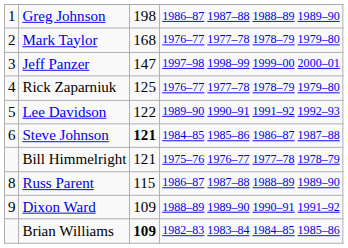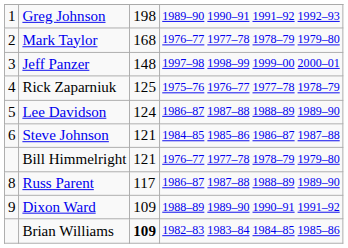(251, 16) 1986–87 1987–88 1988–89 1989–90 -> (251, 16) 1989–90 1990–91 1991–92 1992–93
(145, 64) 147 -> (145, 64) 148
(251, 87) 1976–77 1977–78 1978–79 1979–80 -> (251, 87) 1975–76 1976–77 1977–78 1978–79
(145, 111) 122 -> (145, 111) 124
(251, 111) 1989–90 1990–91 1991–92 1992–93 -> (251, 111) 1986–87 1987–88 1988–89 1989–90
(145, 135) bold -> (145, 135) normal
(251, 159) 1975–76 1976–77 1977–78 1978–79 -> (251, 159) 1976–77 1977–78 1978–79 1979–80
(144, 183) 115 -> (144, 183) 117
